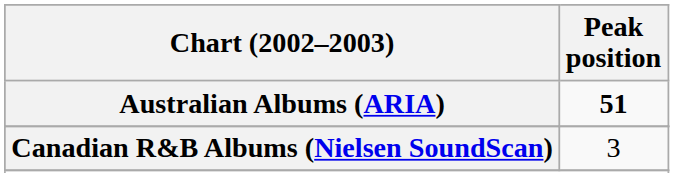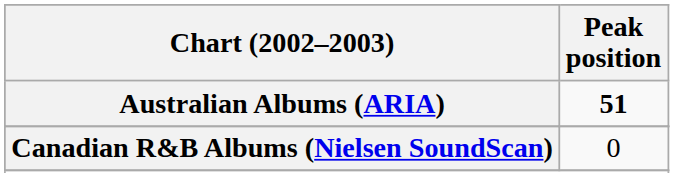(614, 147) 3 -> (614, 147) 0
